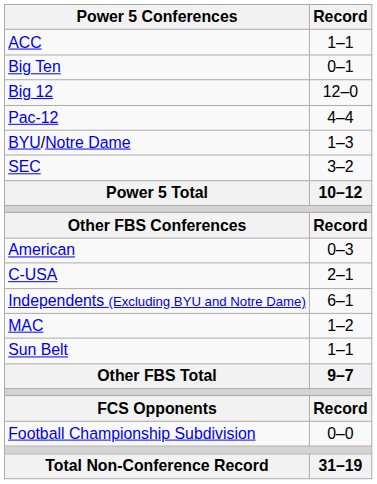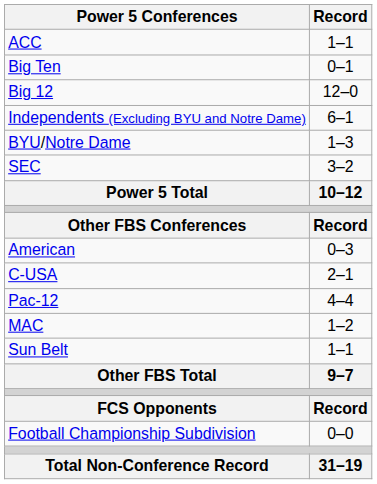rows swapped: (33, 117) <-> (157, 300)
